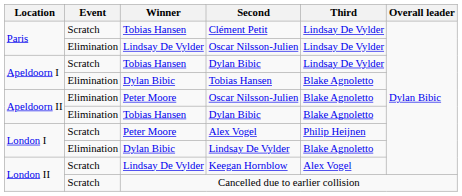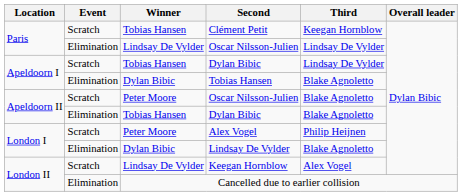(344, 30) Lindsay De Vylder -> (343, 30) Keegan Hornblow
(93, 98) Elimination -> (83, 98) Scratch
(83, 183) Scratch -> (93, 183) Elimination
